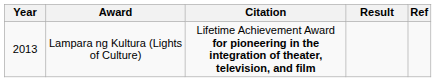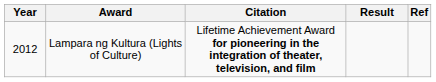(25, 49) 2013 -> (25, 49) 2012
